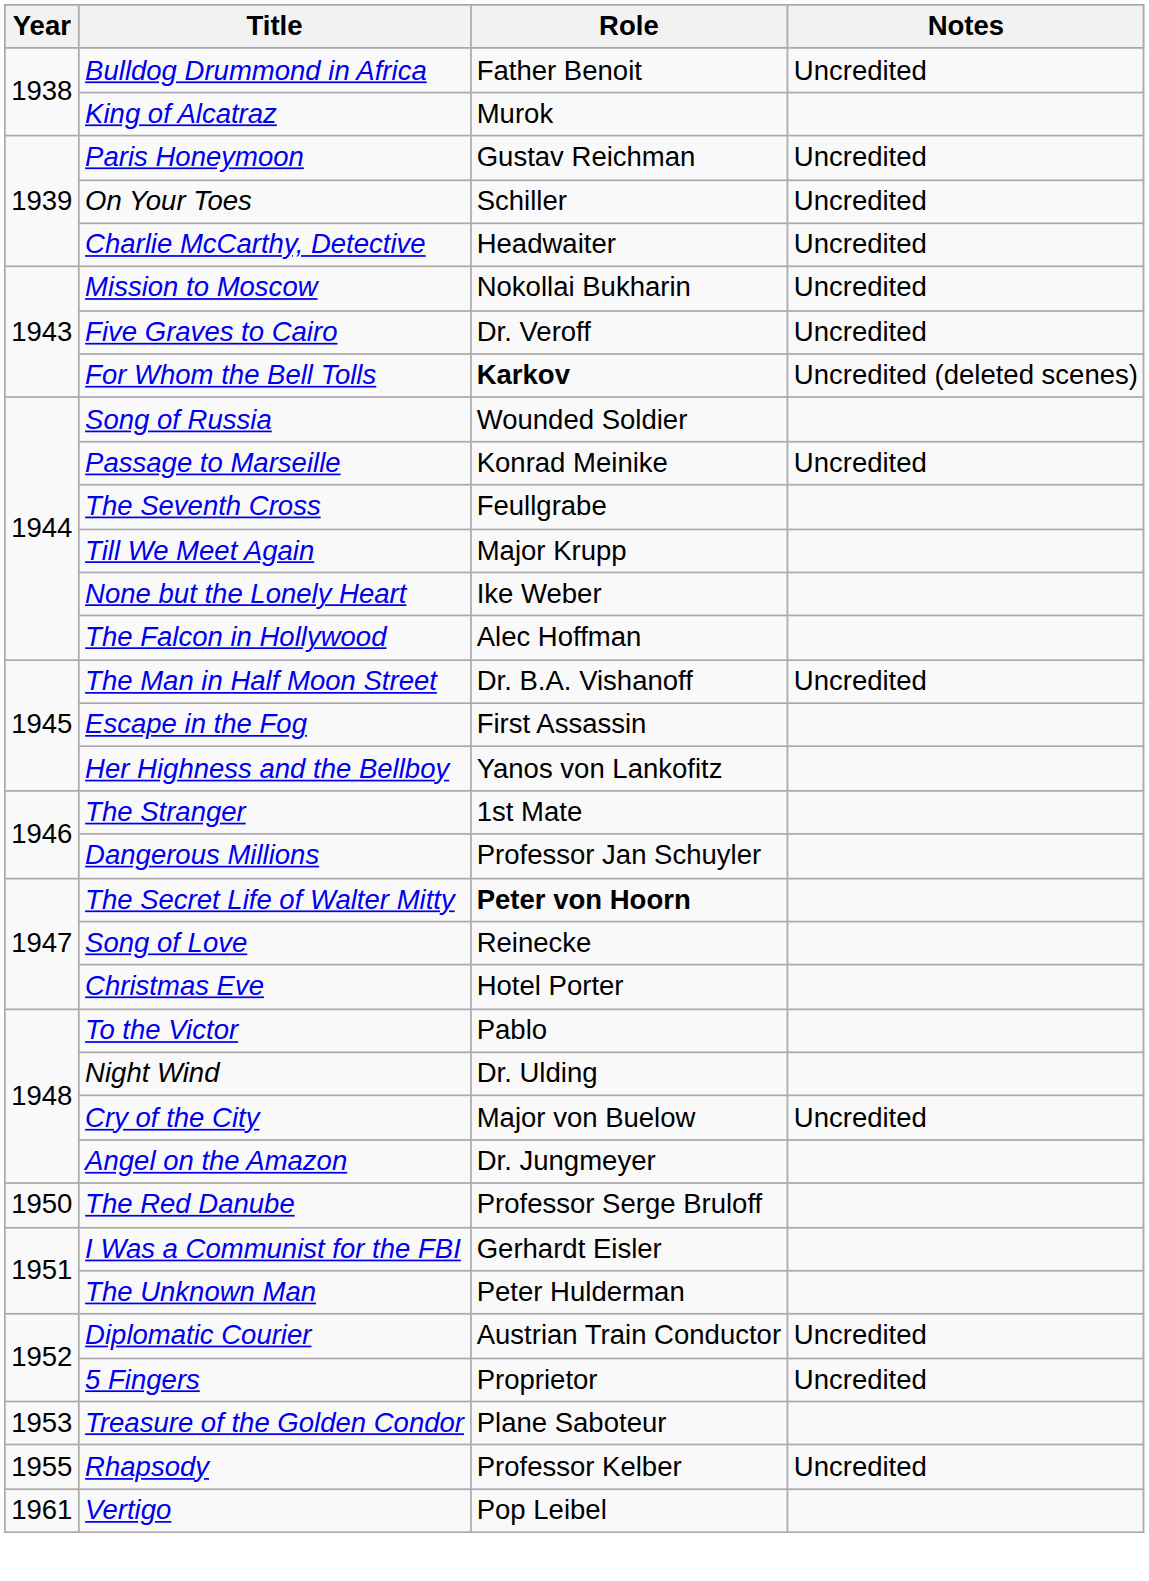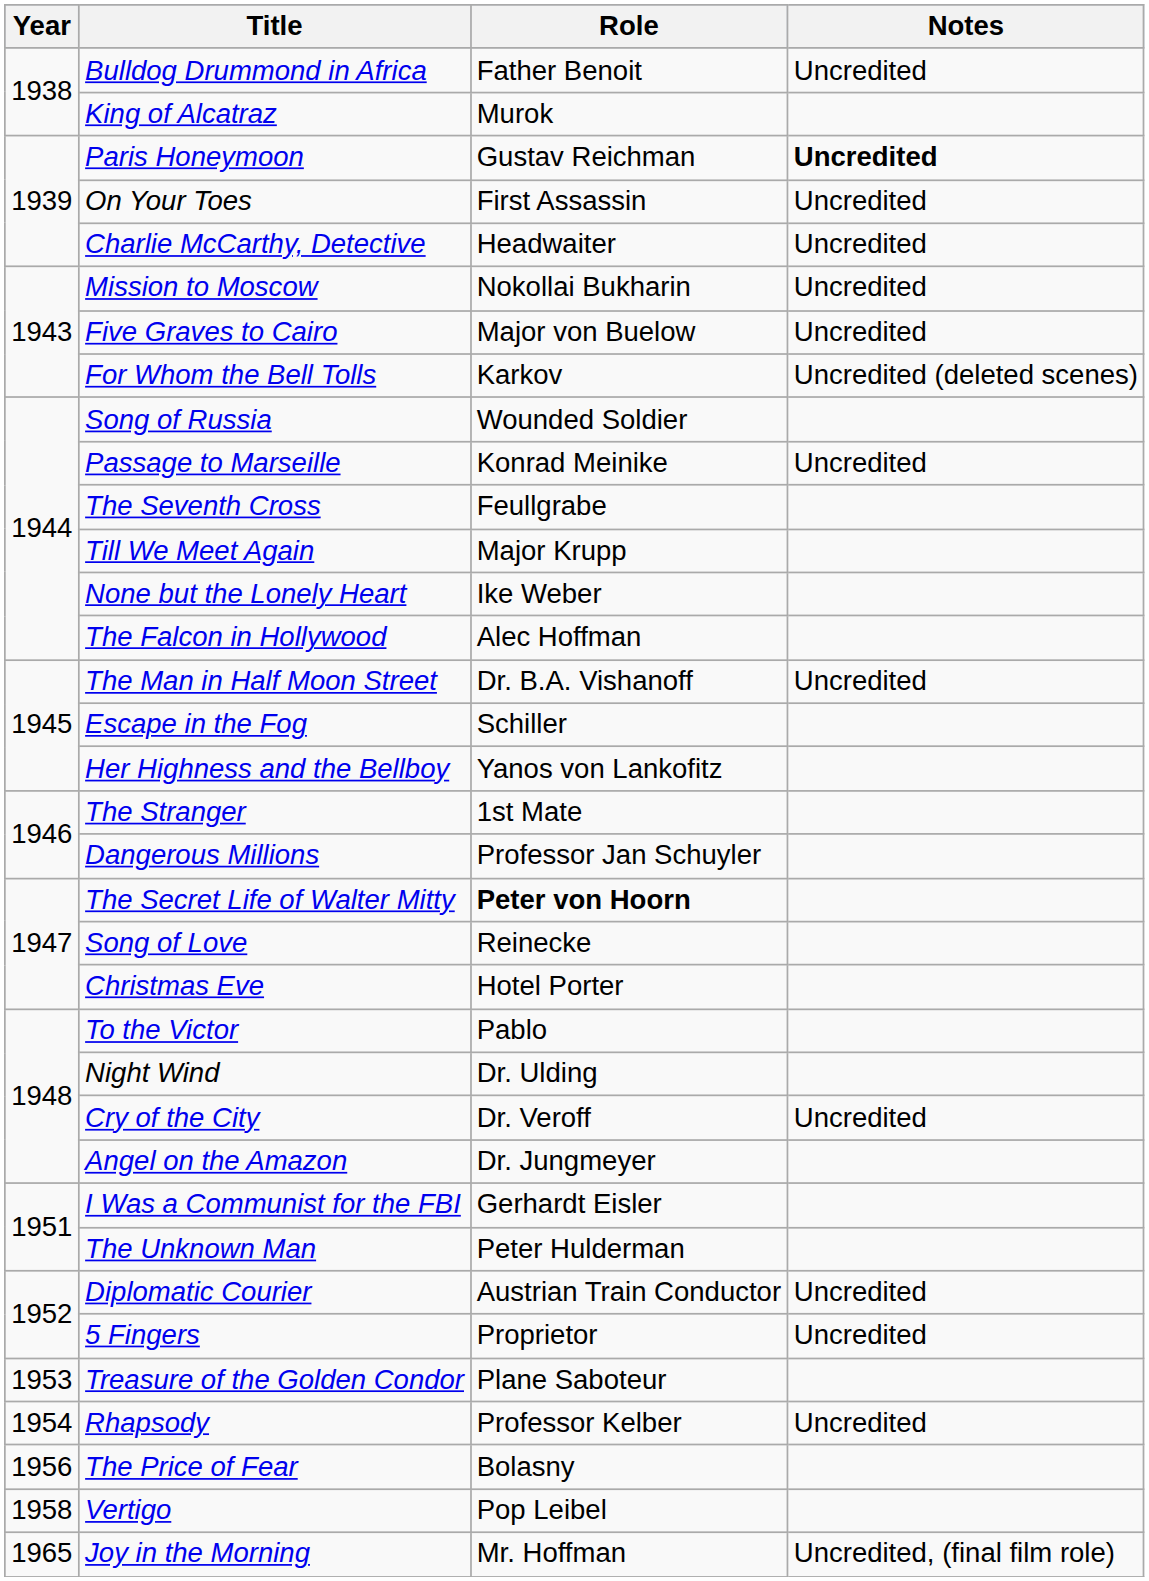(860, 157) normal -> (866, 157) bold
(522, 200) Schiller -> (562, 200) First Assassin
(534, 331) Dr. Veroff -> (586, 331) Major von Buelow
(523, 375) bold -> (520, 375) normal
(562, 724) First Assassin -> (522, 724) Schiller
(586, 1117) Major von Buelow -> (534, 1117) Dr. Veroff
- row: (190, 1204)
(42, 1466) 1955 -> (42, 1422) 1954
+ row: (191, 1466)
(42, 1510) 1961 -> (42, 1510) 1958
+ row: (198, 1553)
